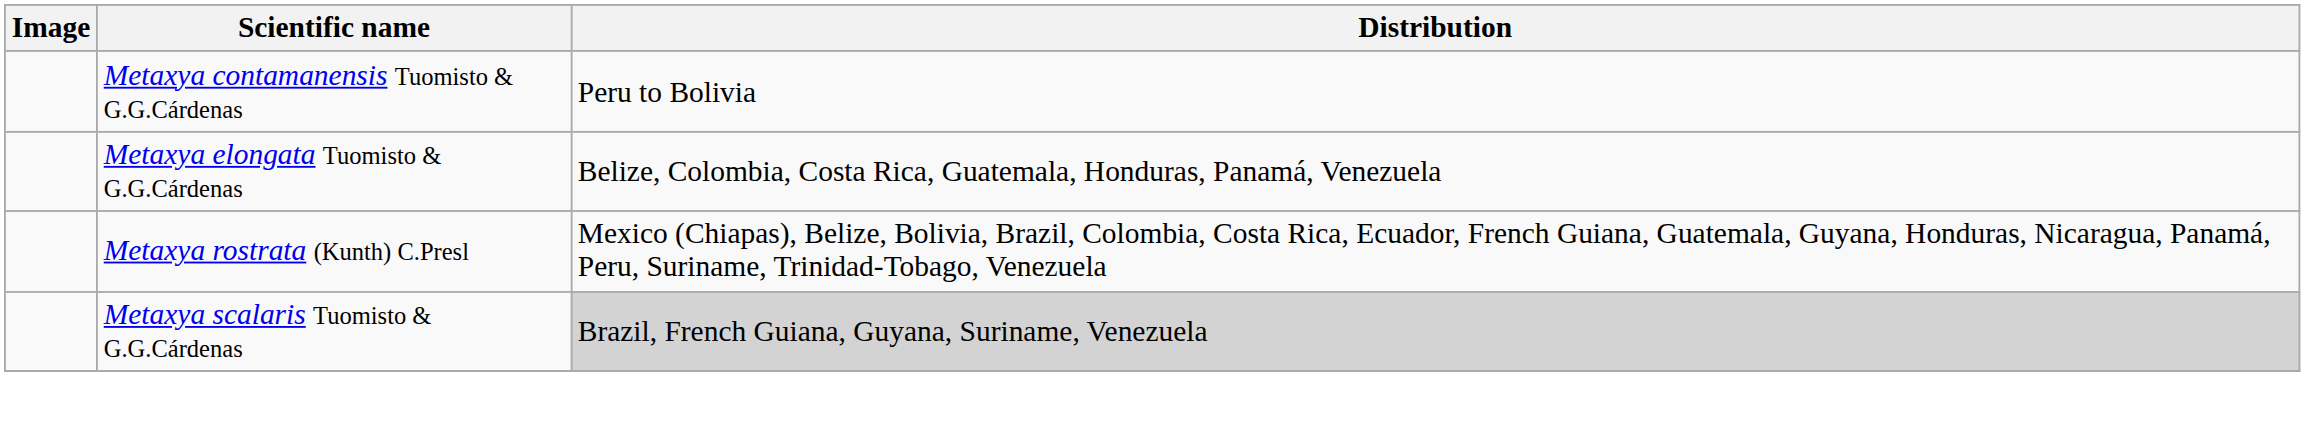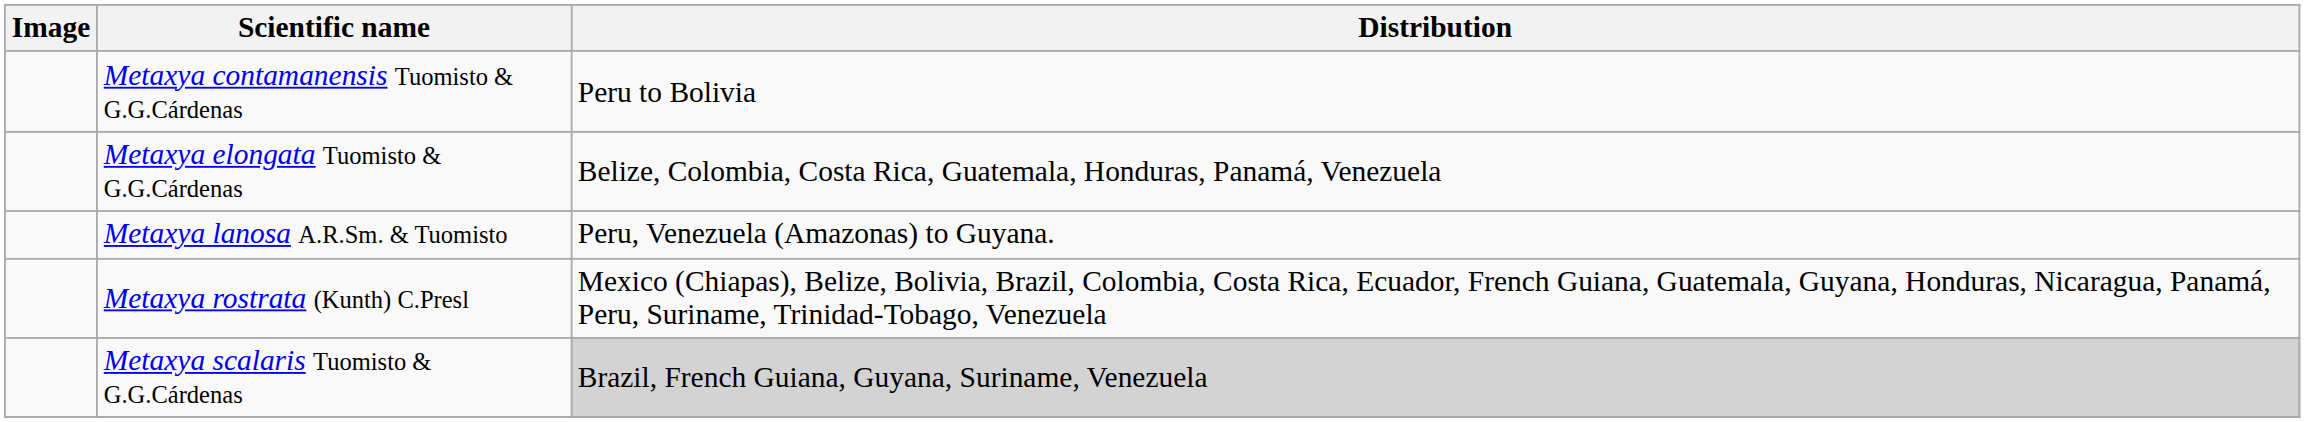+ row: (306, 234)
